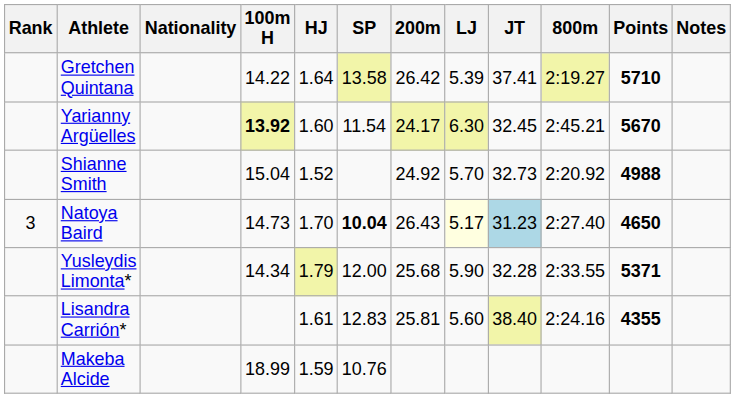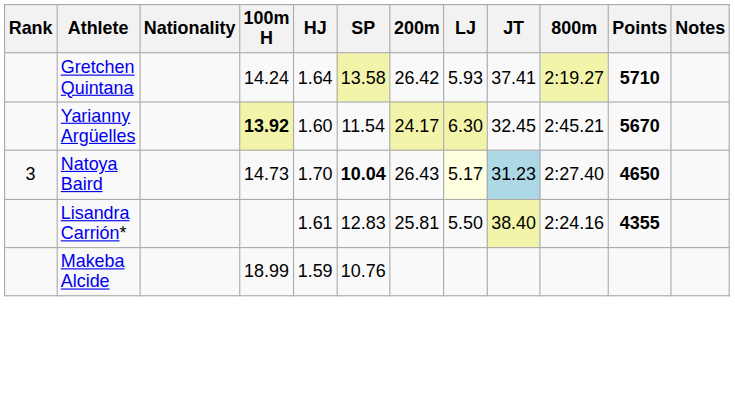(268, 77) 14.22 -> (267, 77) 14.24
(466, 77) 5.39 -> (465, 77) 5.93
- row: (94, 174)
- row: (99, 271)
(466, 320) 5.60 -> (465, 223) 5.50
